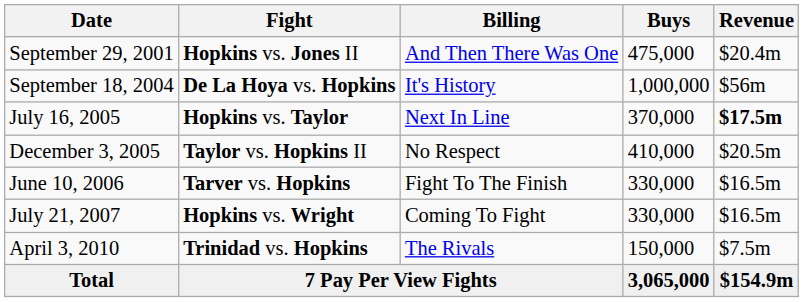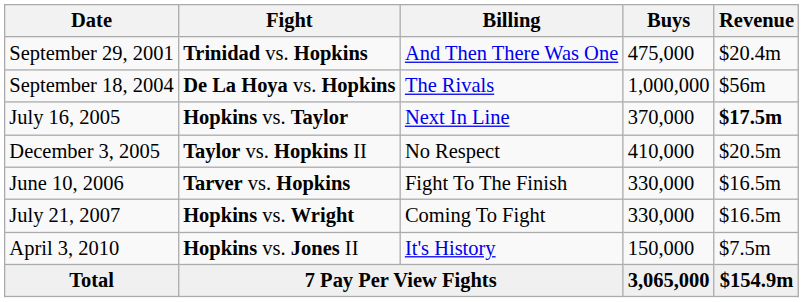(271, 53) Hopkins vs. Jones II -> (275, 53) Trinidad vs. Hopkins
(450, 85) It's History -> (450, 85) The Rivals
(275, 248) Trinidad vs. Hopkins -> (271, 248) Hopkins vs. Jones II
(450, 248) The Rivals -> (450, 248) It's History
